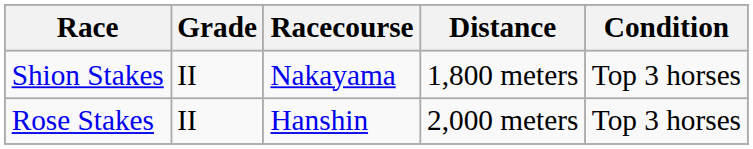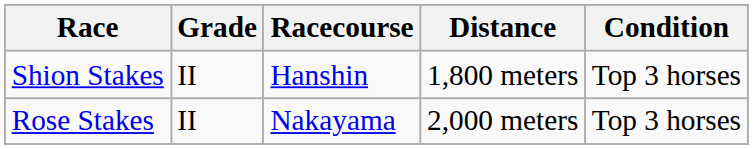(333, 74) Nakayama -> (319, 74) Hanshin
(319, 120) Hanshin -> (333, 120) Nakayama
